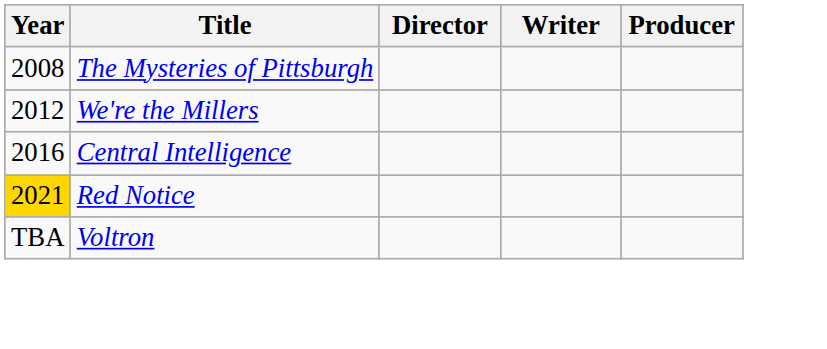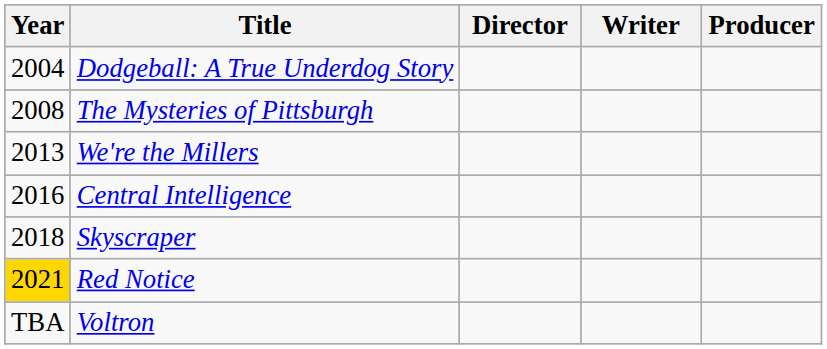+ row: (265, 68)
(38, 110) 2012 -> (38, 152) 2013
+ row: (136, 237)
